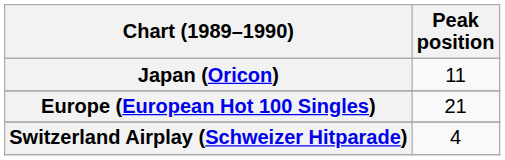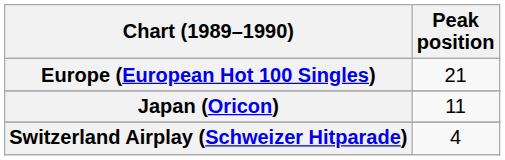rows swapped: (208, 106) <-> (208, 74)
